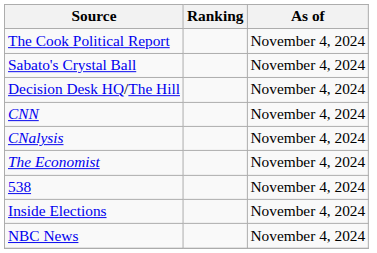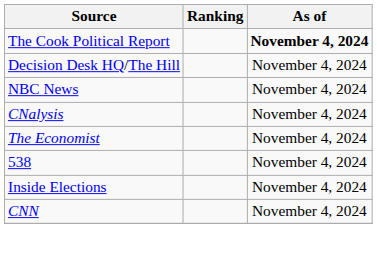(308, 41) normal -> (309, 41) bold
- row: (72, 65)
rows swapped: (23, 114) <-> (43, 235)
